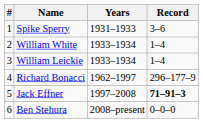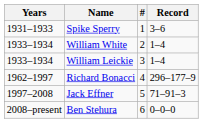columns swapped: (9, 12) <-> (117, 12)
(168, 93) bold -> (168, 93) normal
